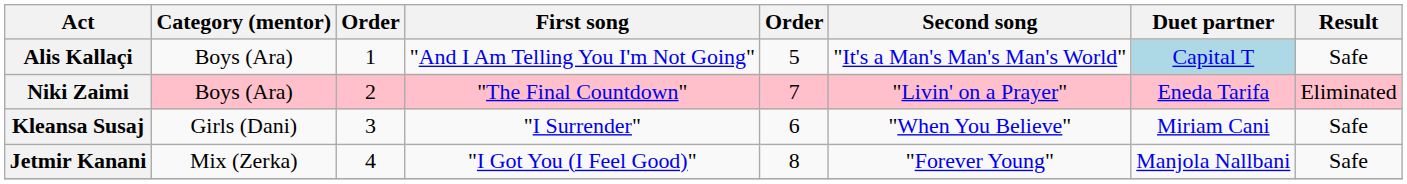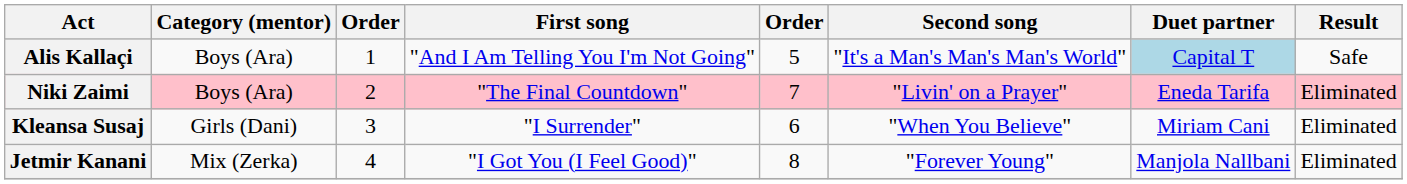(1349, 126) Safe -> (1349, 126) Eliminated
(1349, 160) Safe -> (1349, 160) Eliminated
